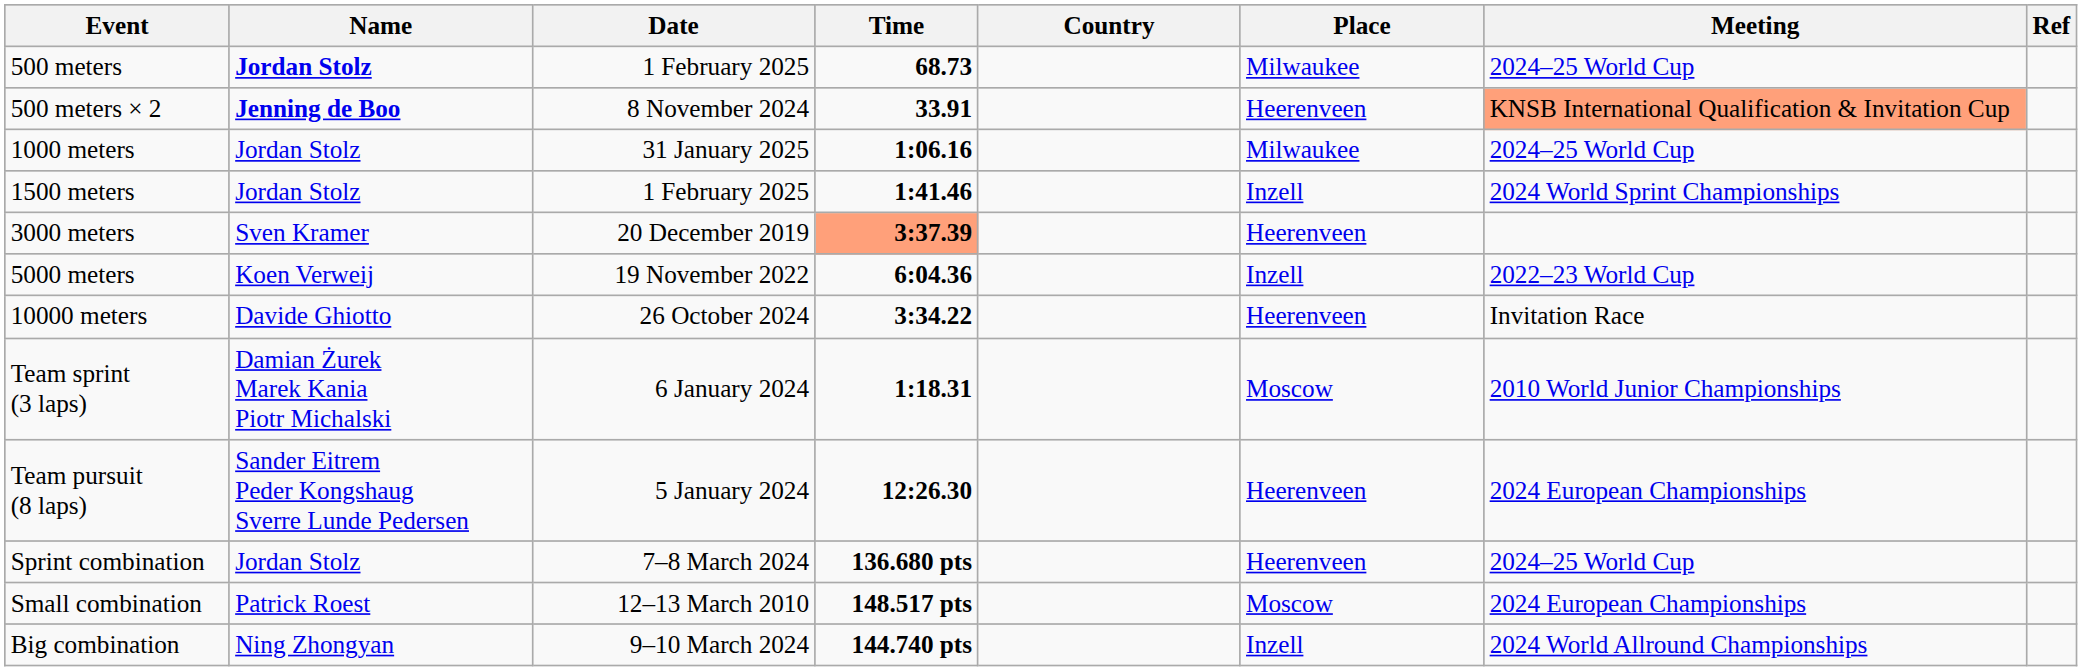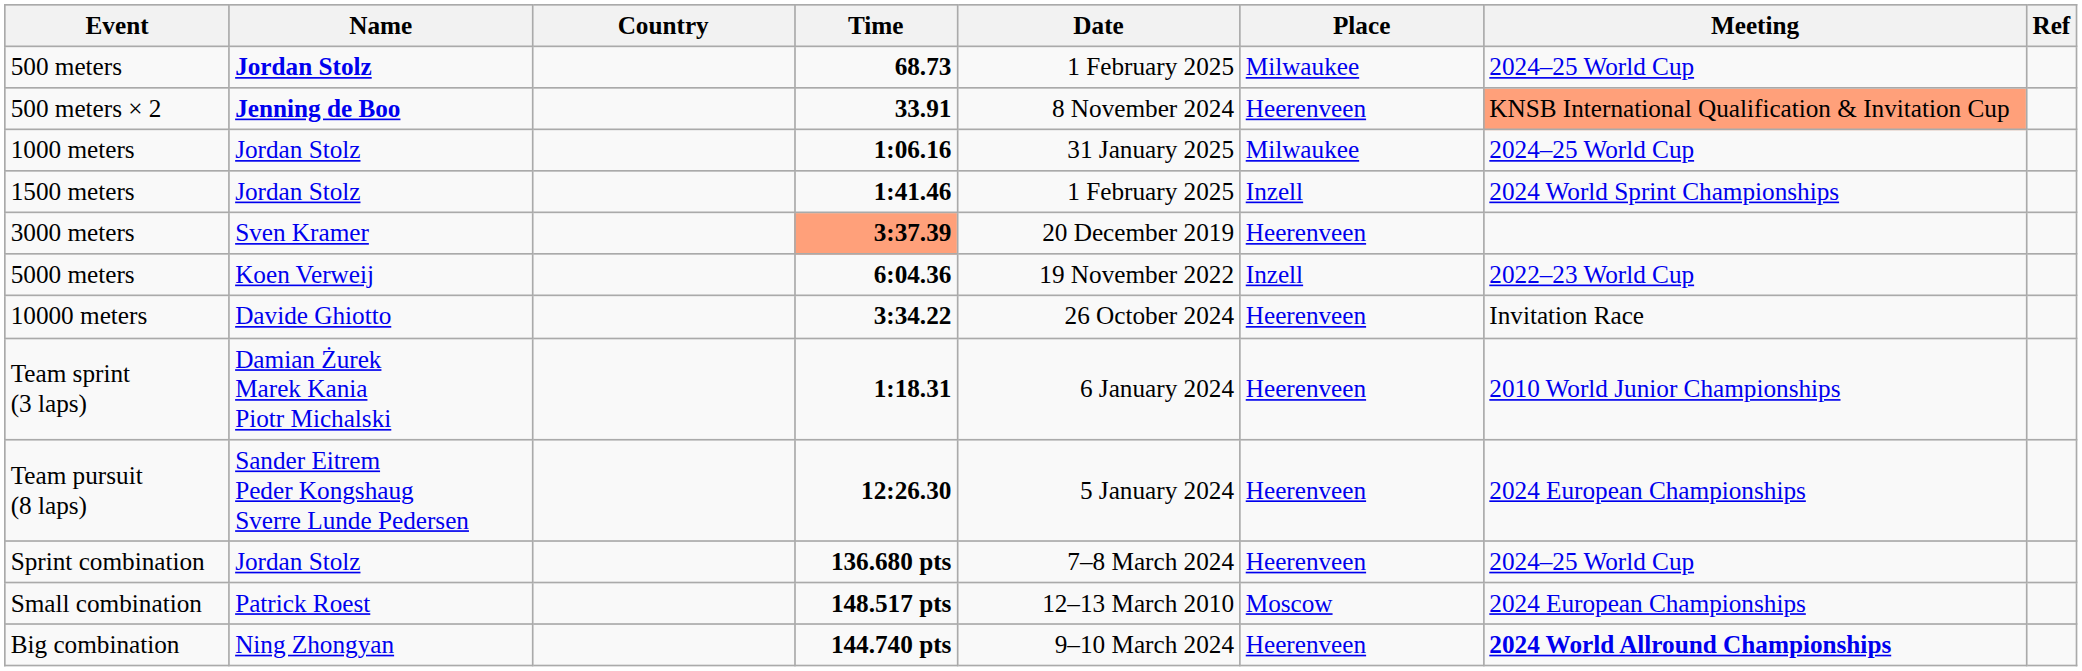columns swapped: (1109, 25) <-> (674, 25)
(1289, 388) Moscow -> (1306, 388) Heerenveen
(1275, 644) Inzell -> (1306, 644) Heerenveen
(1679, 644) normal -> (1690, 644) bold
